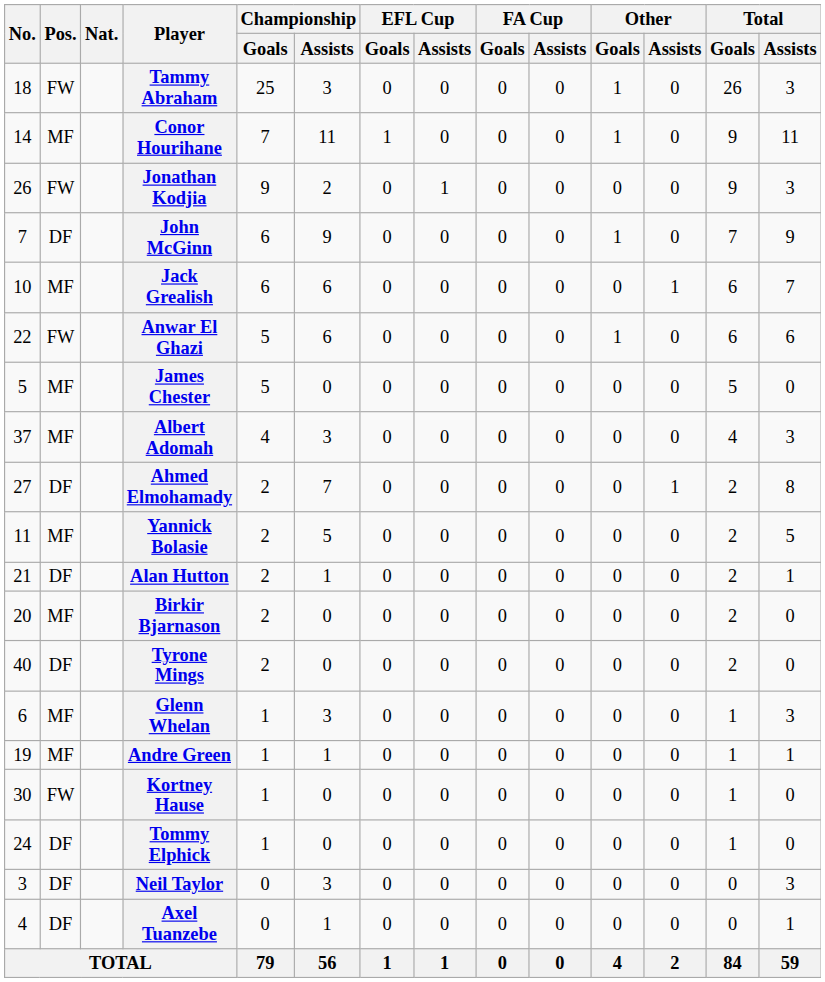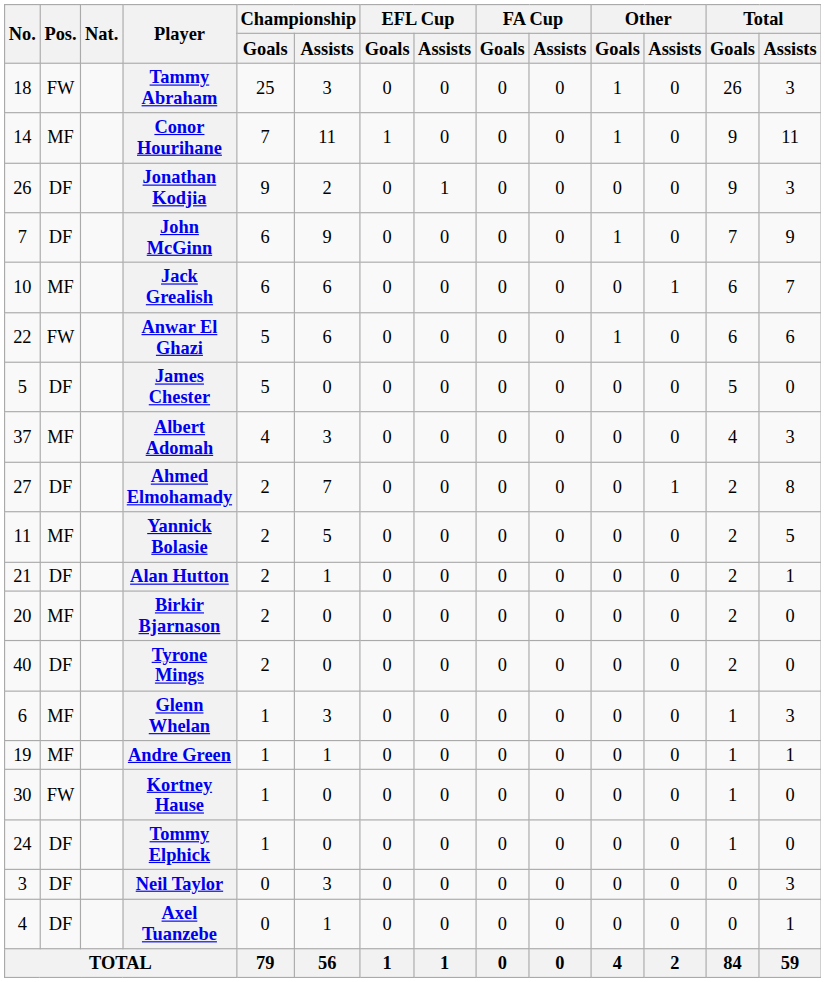(60, 187) FW -> (60, 187) DF
(60, 387) MF -> (60, 387) DF
